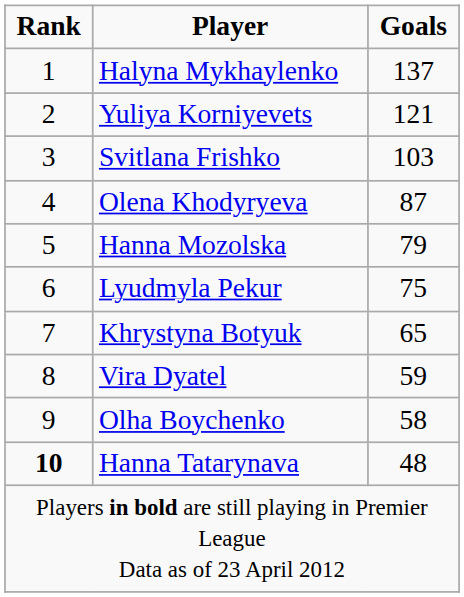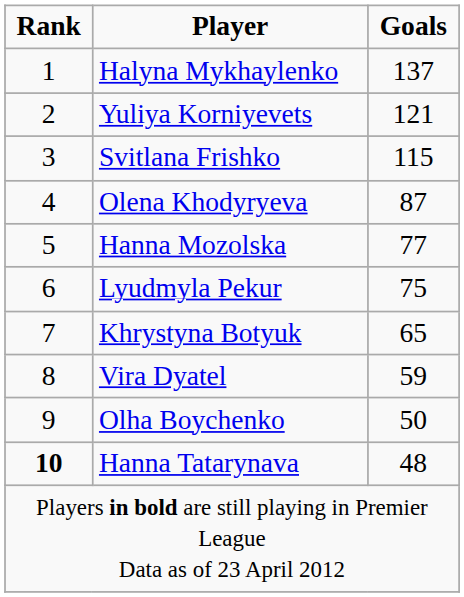(413, 157) 103 -> (413, 157) 115
(413, 245) 79 -> (413, 245) 77
(413, 419) 58 -> (413, 419) 50
